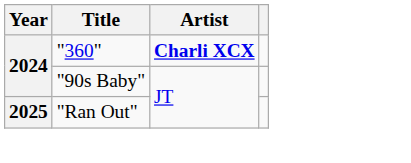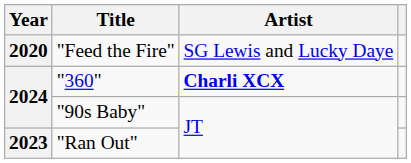+ row: (116, 50)
(28, 111) 2025 -> (28, 142) 2023
